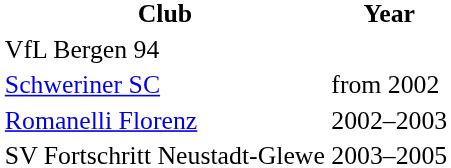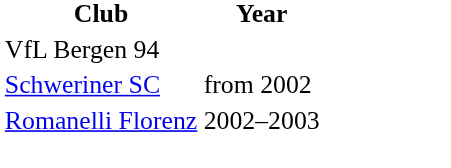- row: (165, 155)
